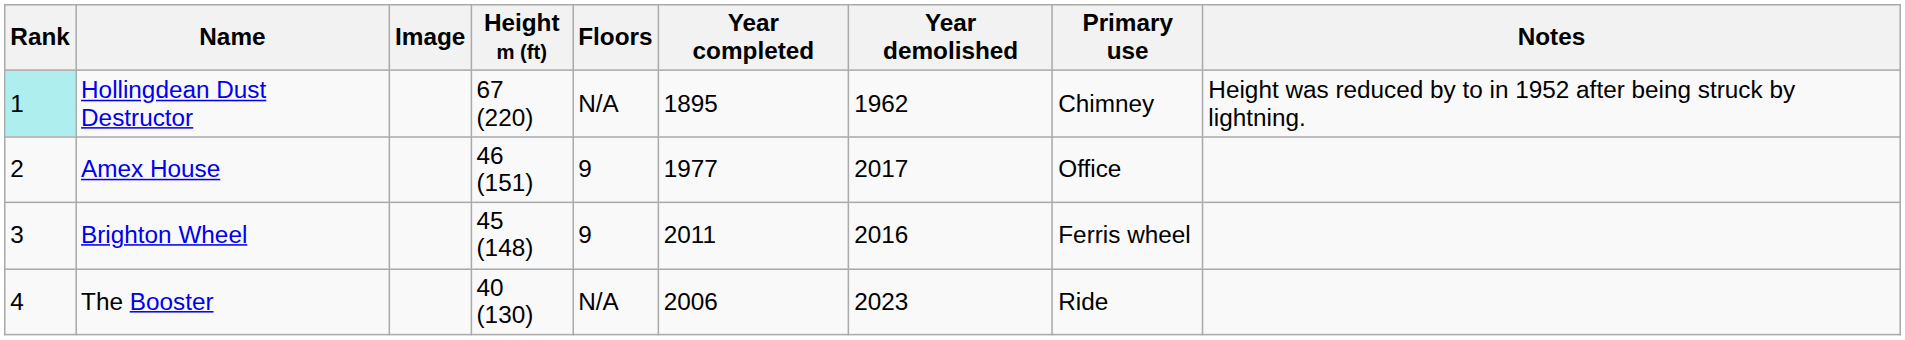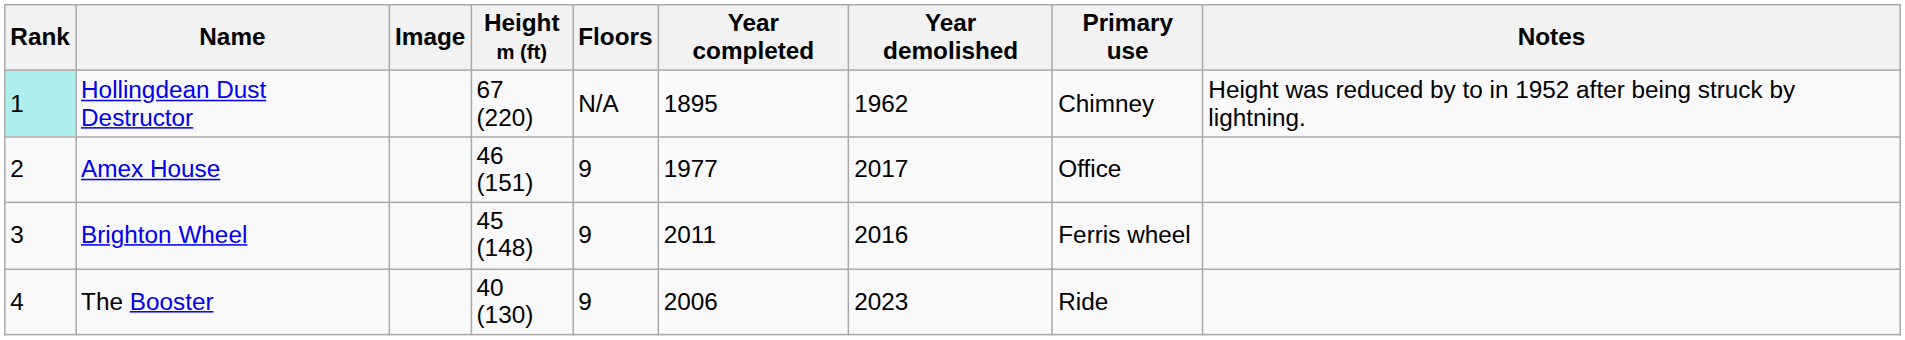(598, 301) N/A -> (585, 301) 9
